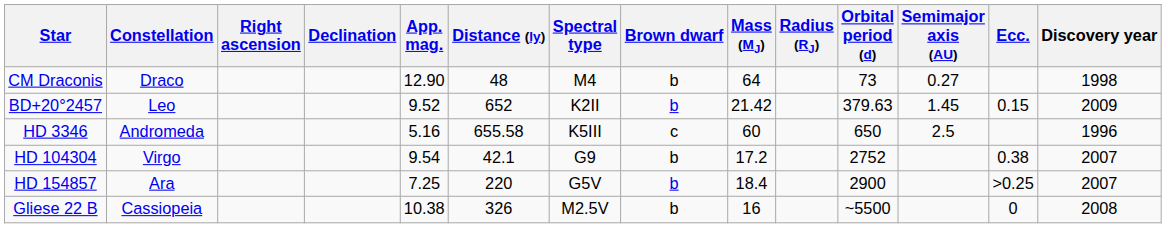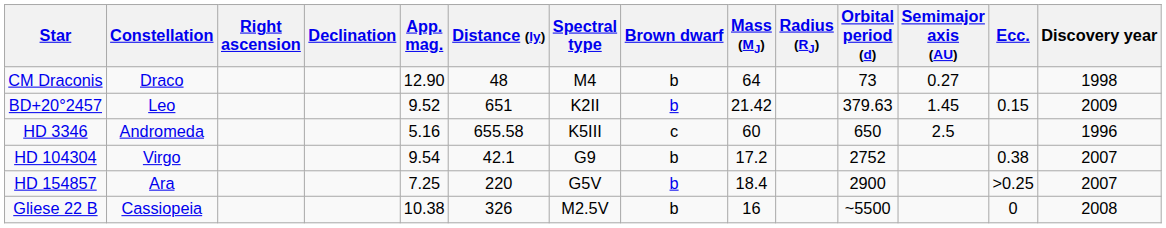(499, 105) 652 -> (499, 105) 651
